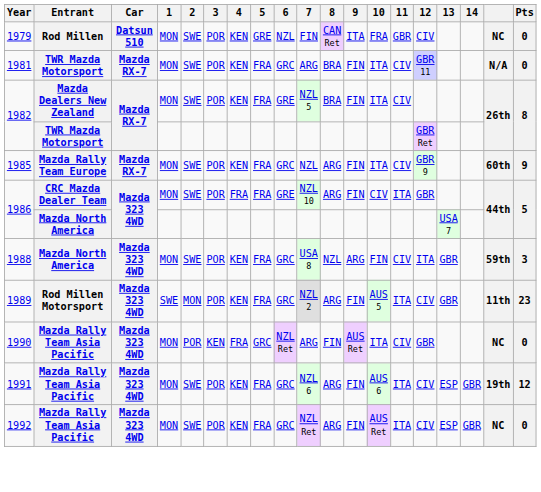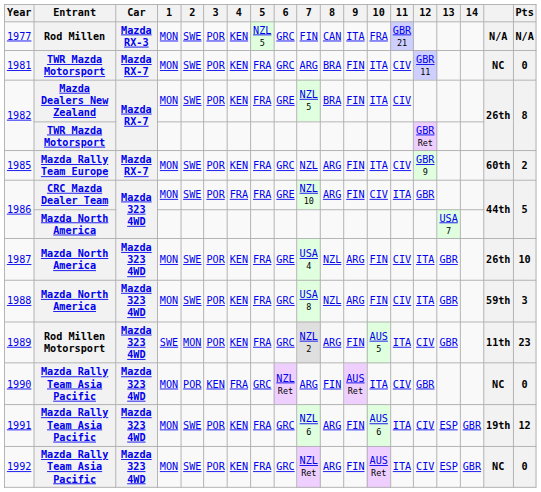+ row: (19, 36)
- row: (19, 36)
(498, 65) N/A -> (498, 65) NC
(525, 165) 9 -> (525, 165) 2
+ row: (19, 259)
